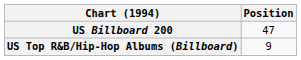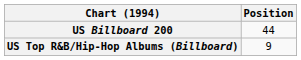(269, 30) 47 -> (269, 30) 44
